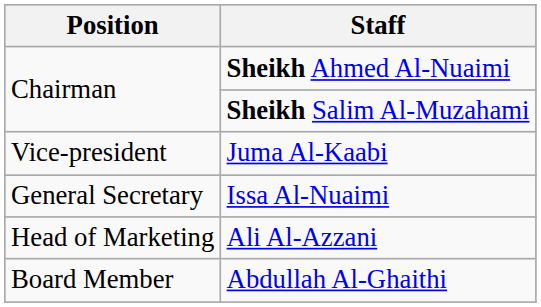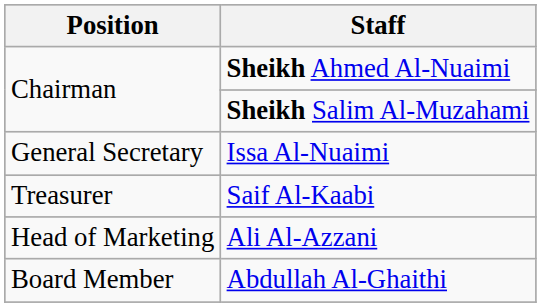- row: (307, 152)
+ row: (300, 195)
